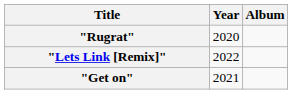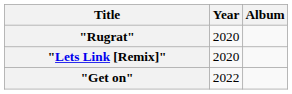(226, 57) 2022 -> (226, 57) 2020
(226, 78) 2021 -> (226, 78) 2022
